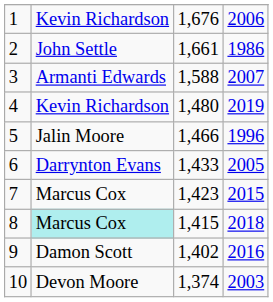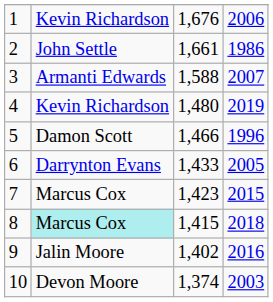(80, 135) Jalin Moore -> (84, 135) Damon Scott
(84, 252) Damon Scott -> (80, 252) Jalin Moore
